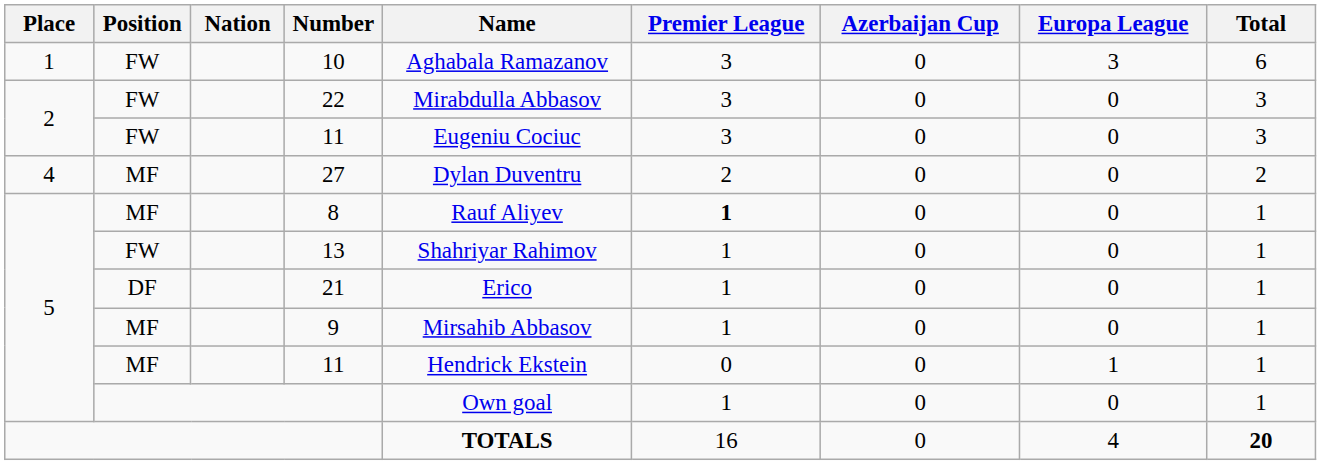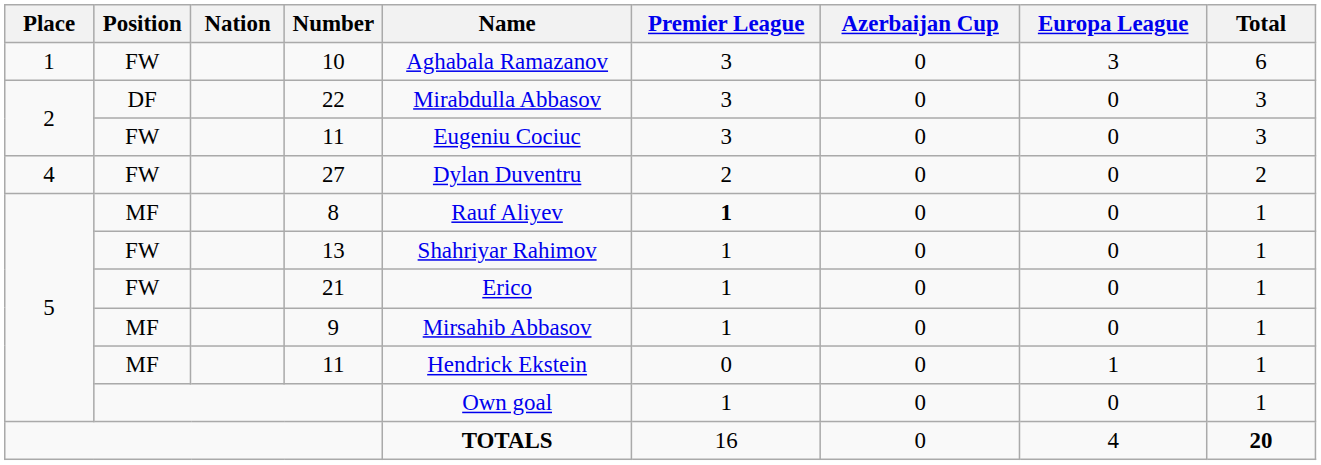(142, 99) FW -> (142, 99) DF
(142, 174) MF -> (142, 174) FW
(142, 288) DF -> (142, 288) FW
